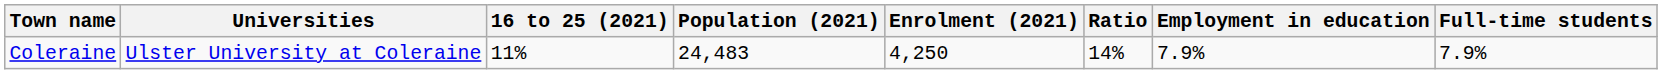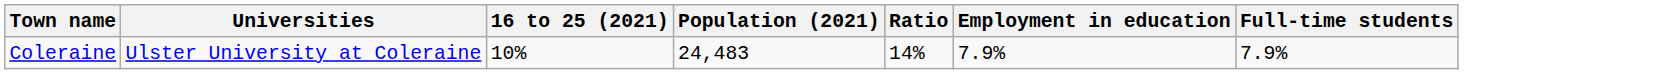- column: (984, 21)
(509, 53) 11% -> (509, 53) 10%
